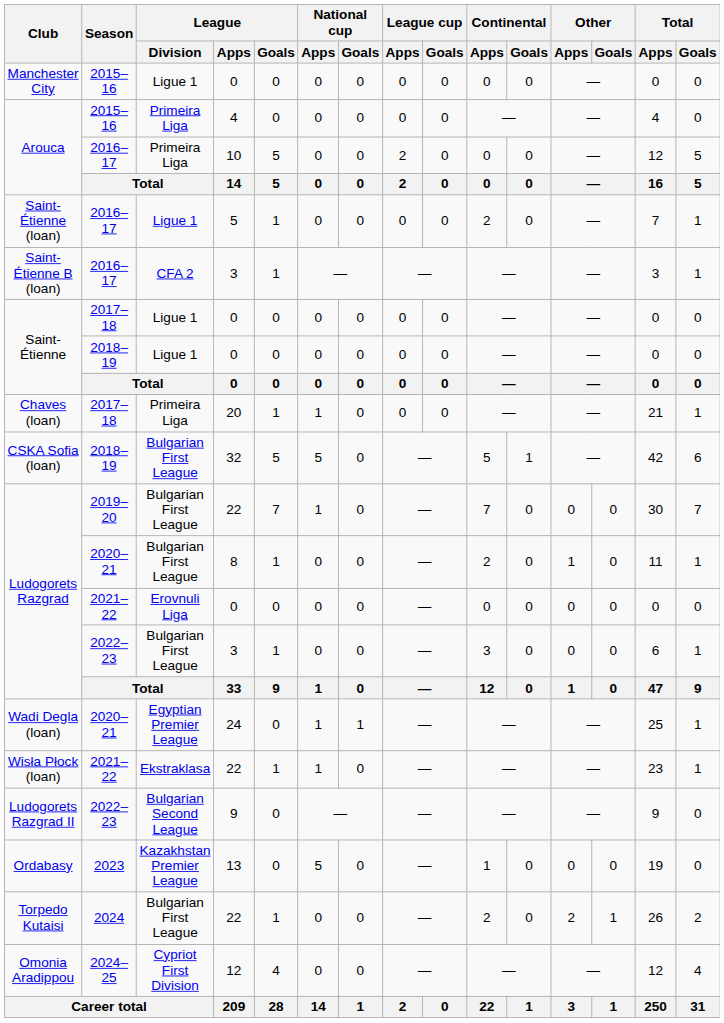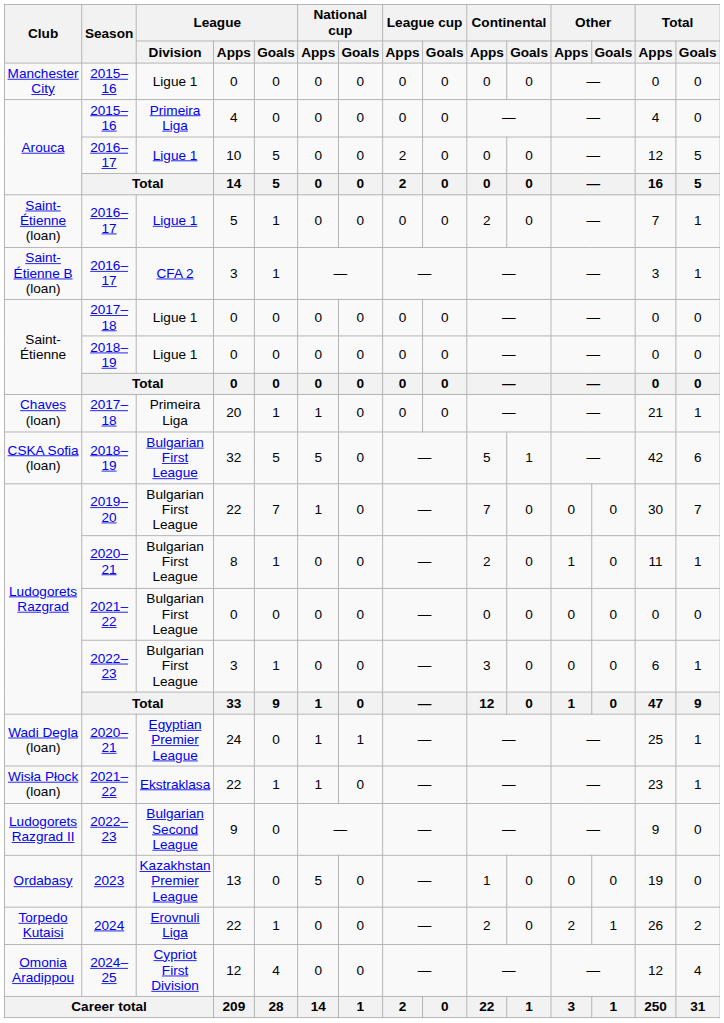(175, 155) Primeira Liga -> (175, 155) Ligue 1
(175, 606) Erovnuli Liga -> (175, 614) Bulgarian First League
(175, 918) Bulgarian First League -> (175, 925) Erovnuli Liga
